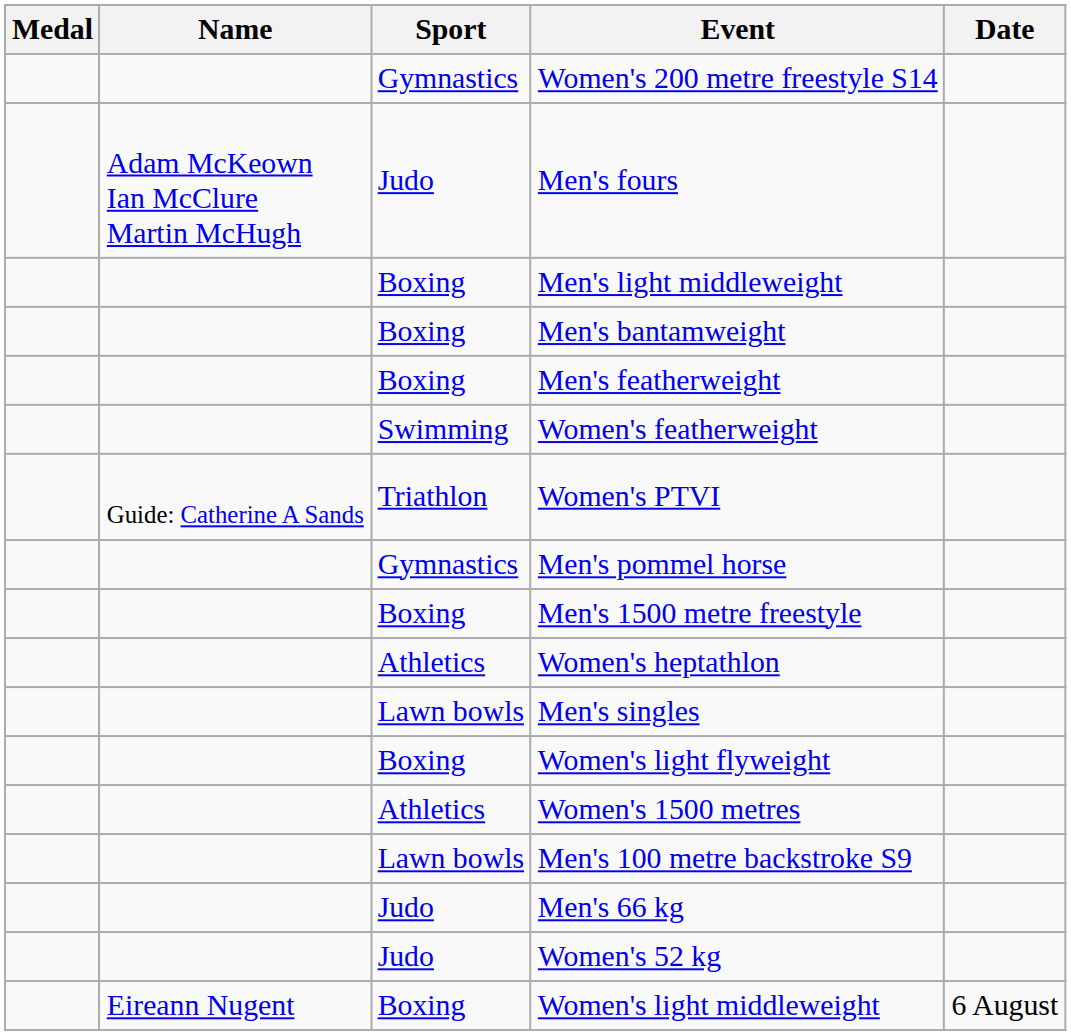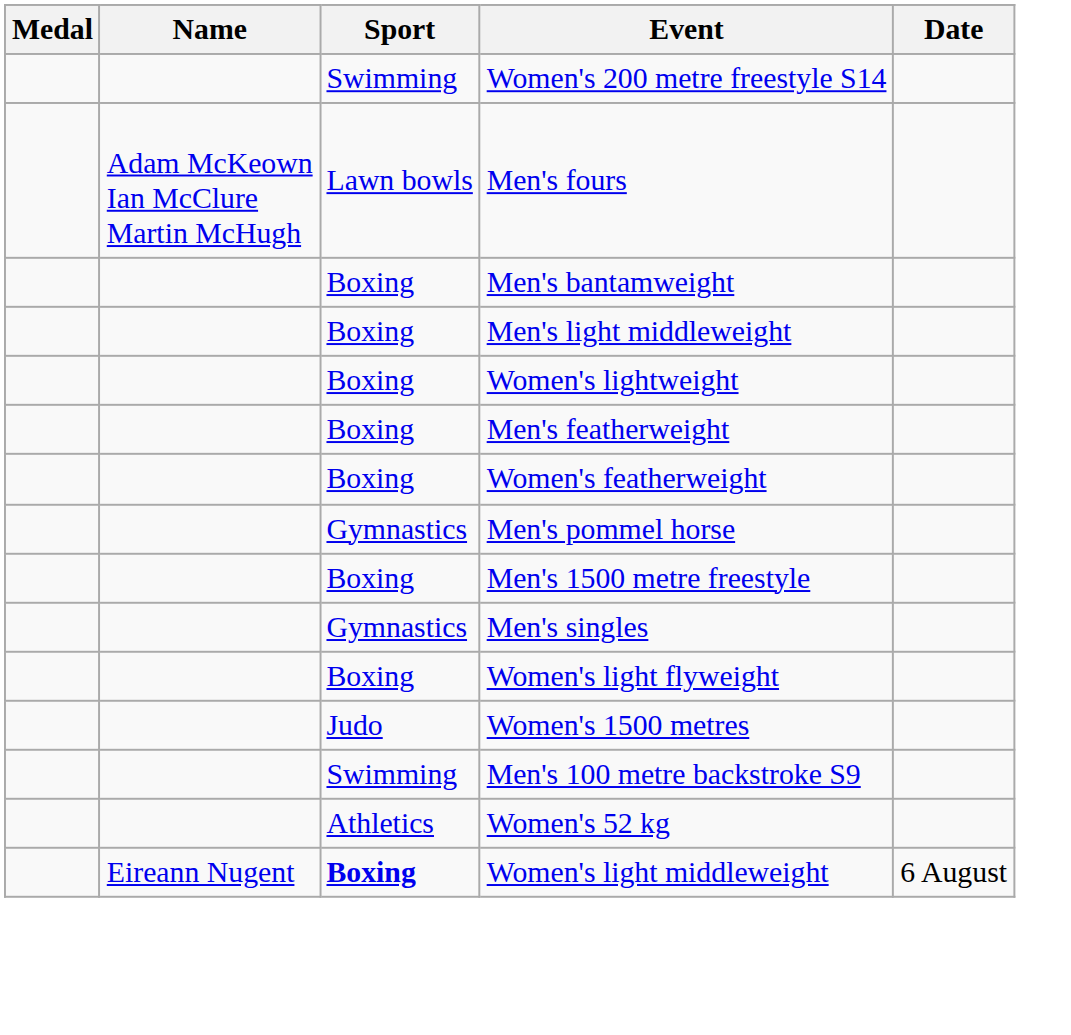(448, 78) Gymnastics -> (392, 78) Swimming
(406, 180) Judo -> (400, 180) Lawn bowls
rows swapped: (662, 331) <-> (690, 282)
+ row: (613, 380)
(443, 429) Swimming -> (370, 478) Boxing
- row: (629, 496)
- row: (659, 661)
(451, 710) Lawn bowls -> (397, 626) Gymnastics
(431, 808) Athletics -> (355, 724) Judo
(451, 858) Lawn bowls -> (392, 773) Swimming
- row: (611, 907)
(406, 956) Judo -> (380, 822) Athletics
(421, 1005) normal -> (371, 871) bold
